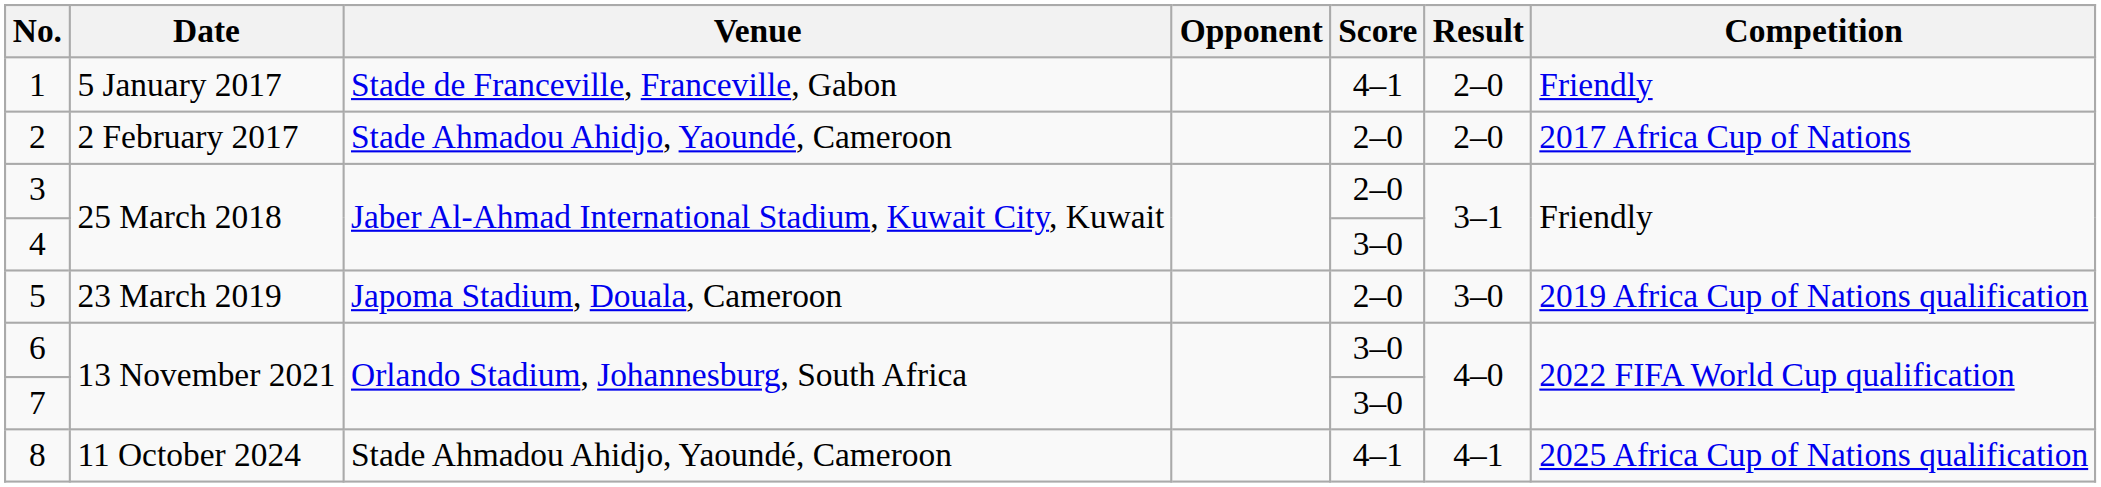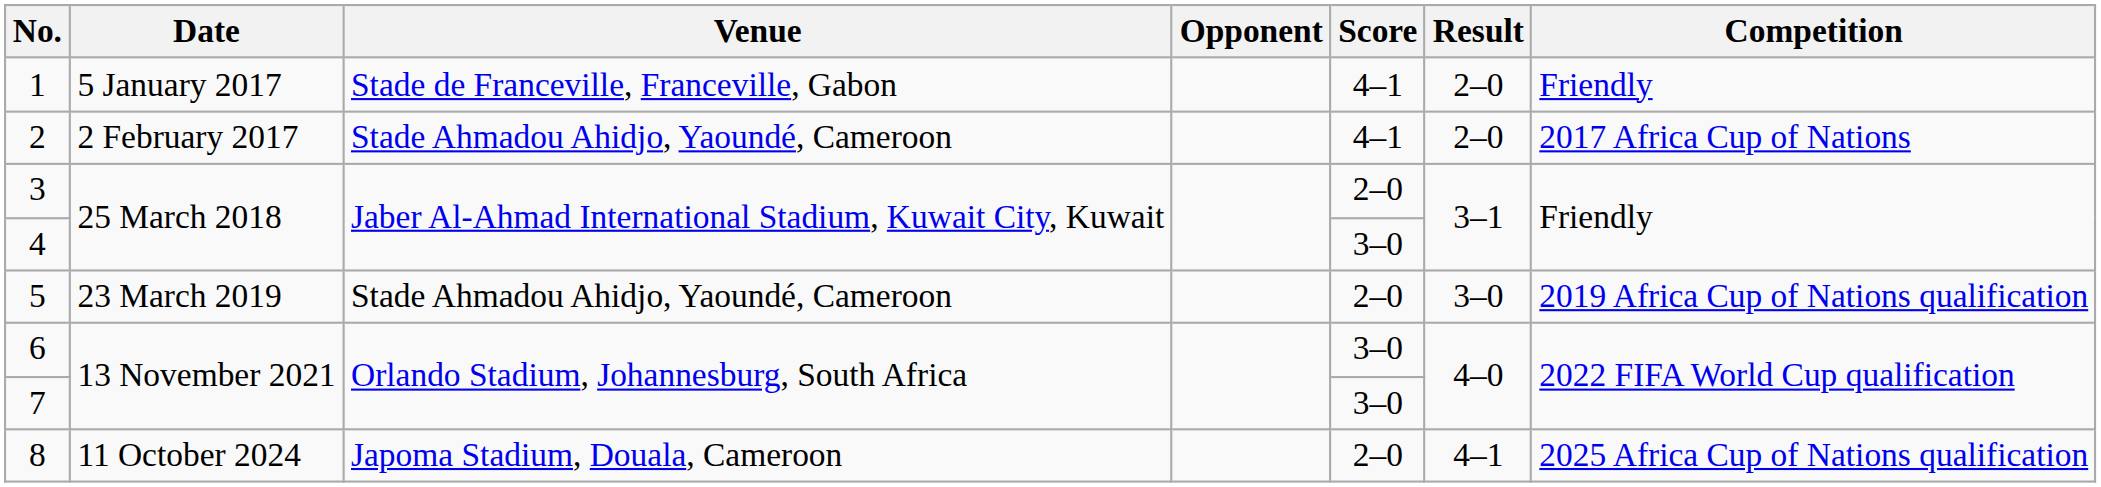(1378, 137) 2–0 -> (1378, 137) 4–1
(597, 296) Japoma Stadium, Douala, Cameroon -> (651, 296) Stade Ahmadou Ahidjo, Yaoundé, Cameroon
(651, 455) Stade Ahmadou Ahidjo, Yaoundé, Cameroon -> (597, 455) Japoma Stadium, Douala, Cameroon
(1378, 455) 4–1 -> (1378, 455) 2–0
